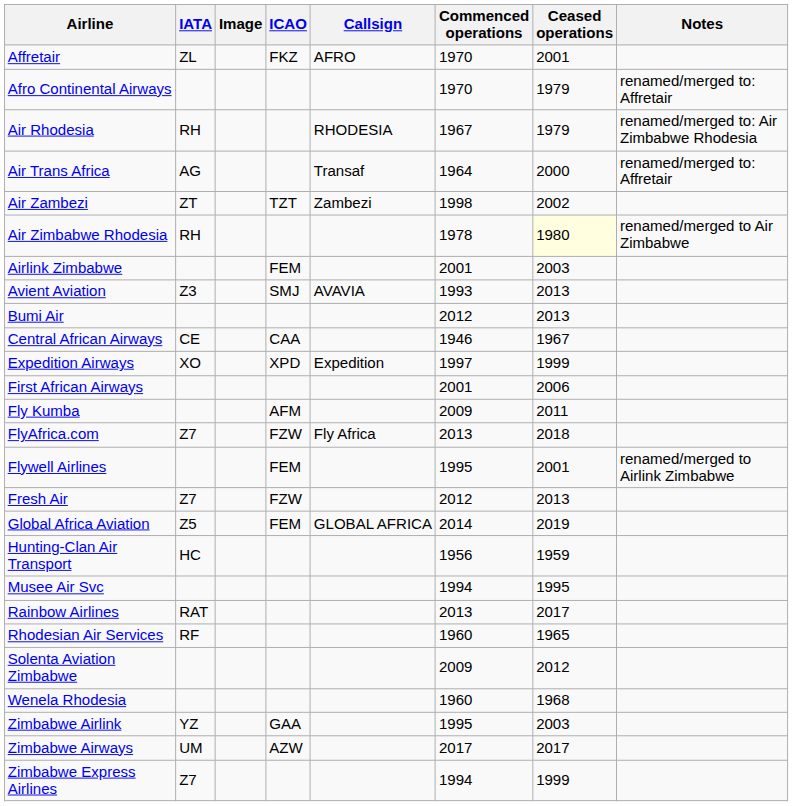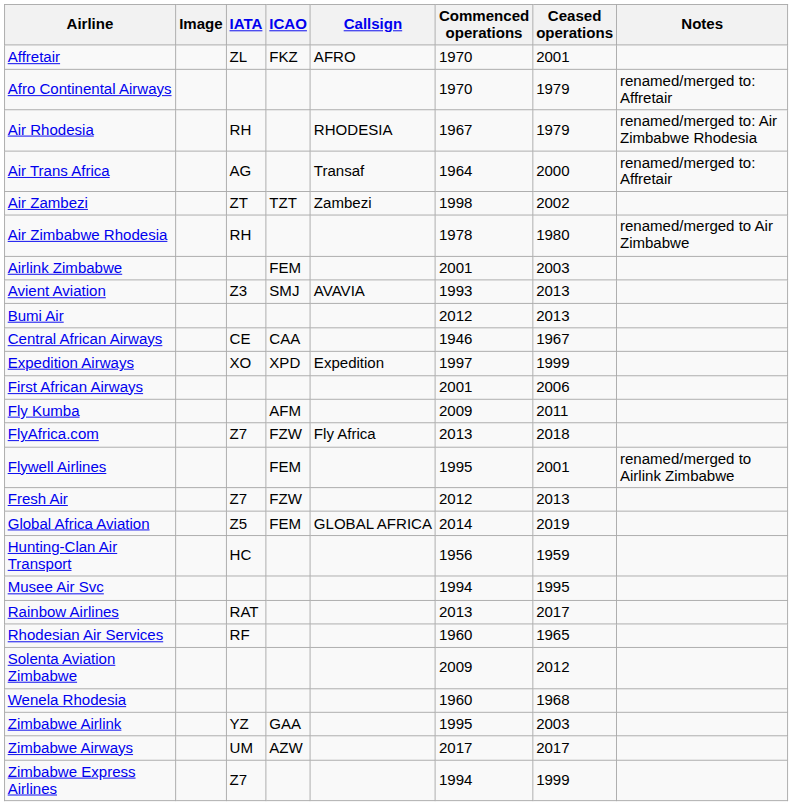columns swapped: (241, 24) <-> (196, 24)
(553, 235) lightyellow background -> (553, 235) no background
